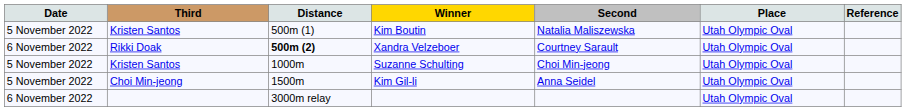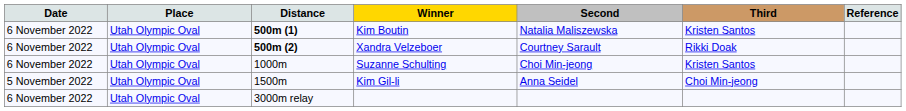columns swapped: (772, 13) <-> (188, 13)
(50, 30) 5 November 2022 -> (50, 30) 6 November 2022
(293, 30) normal -> (276, 30) bold
(50, 64) 5 November 2022 -> (50, 64) 6 November 2022
